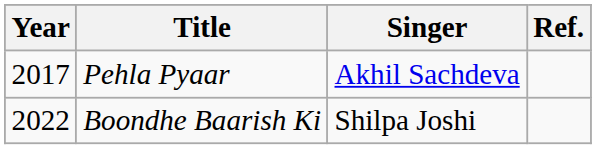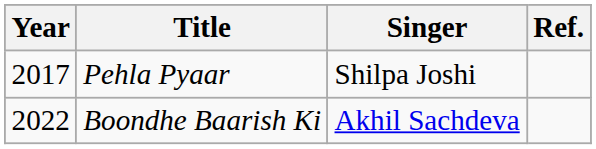(427, 73) Akhil Sachdeva -> (405, 73) Shilpa Joshi
(405, 119) Shilpa Joshi -> (427, 119) Akhil Sachdeva
